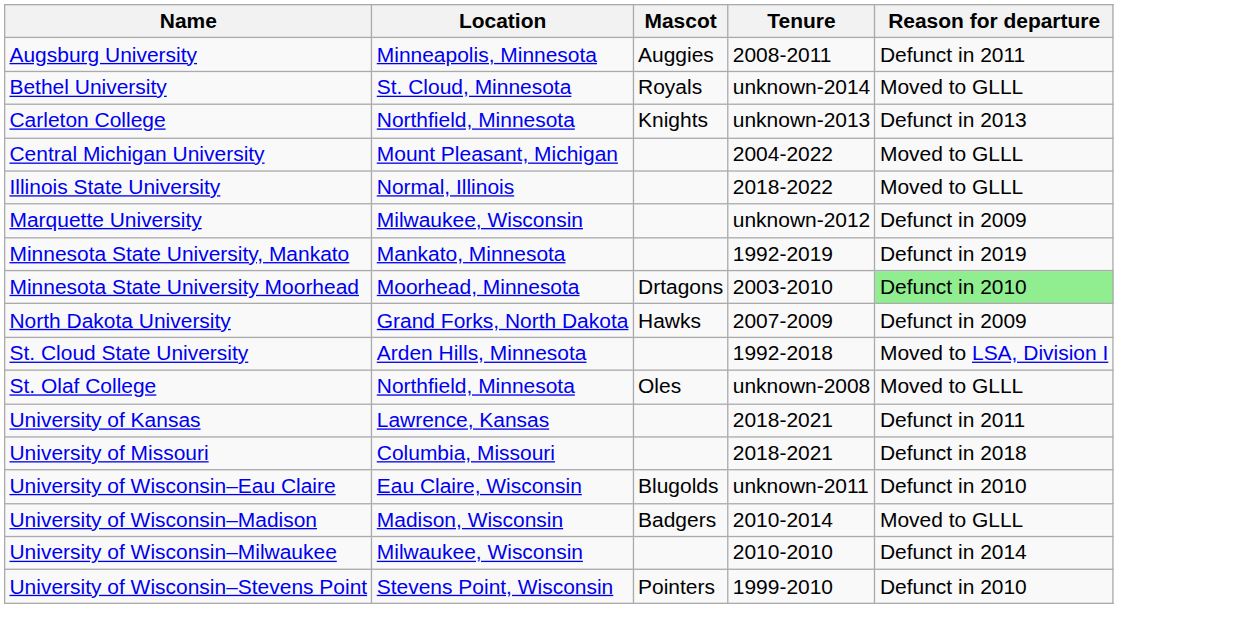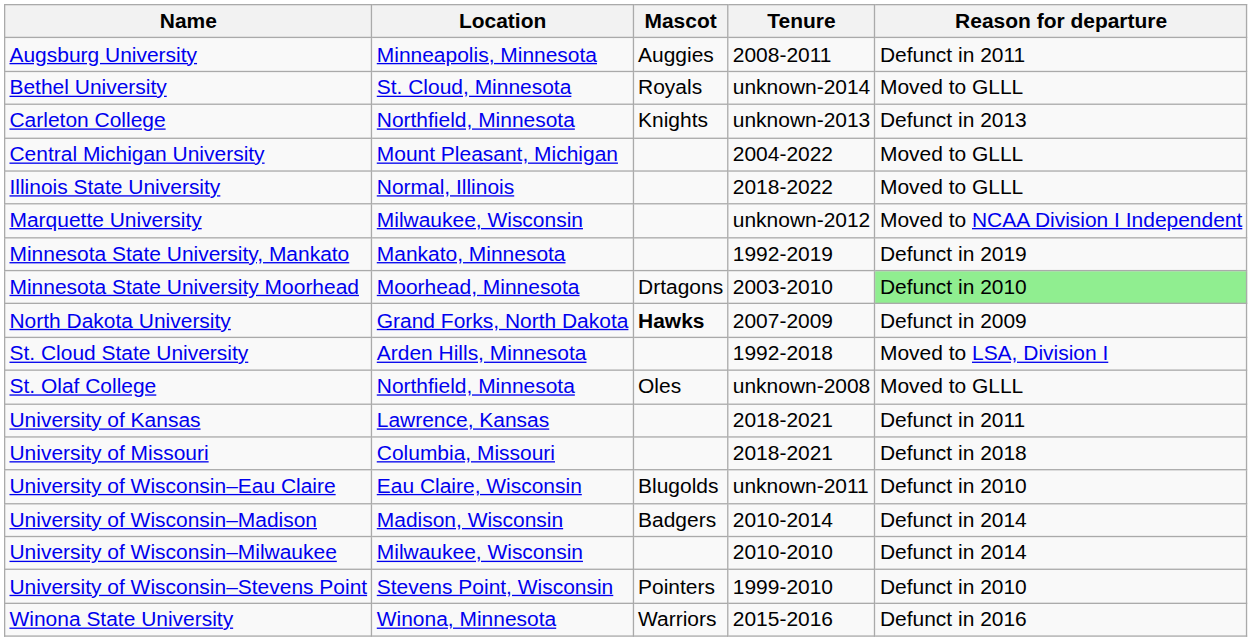(953, 220) Defunct in 2009 -> (1061, 220) Moved to NCAA Division I Independent
(670, 320) normal -> (671, 320) bold
(952, 519) Moved to GLLL -> (953, 519) Defunct in 2014
+ row: (121, 619)
